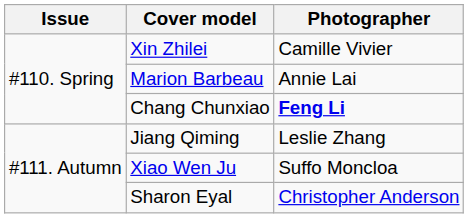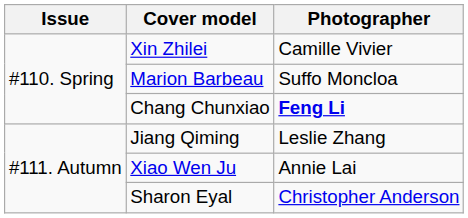(317, 78) Annie Lai -> (338, 78) Suffo Moncloa
(338, 167) Suffo Moncloa -> (317, 167) Annie Lai
